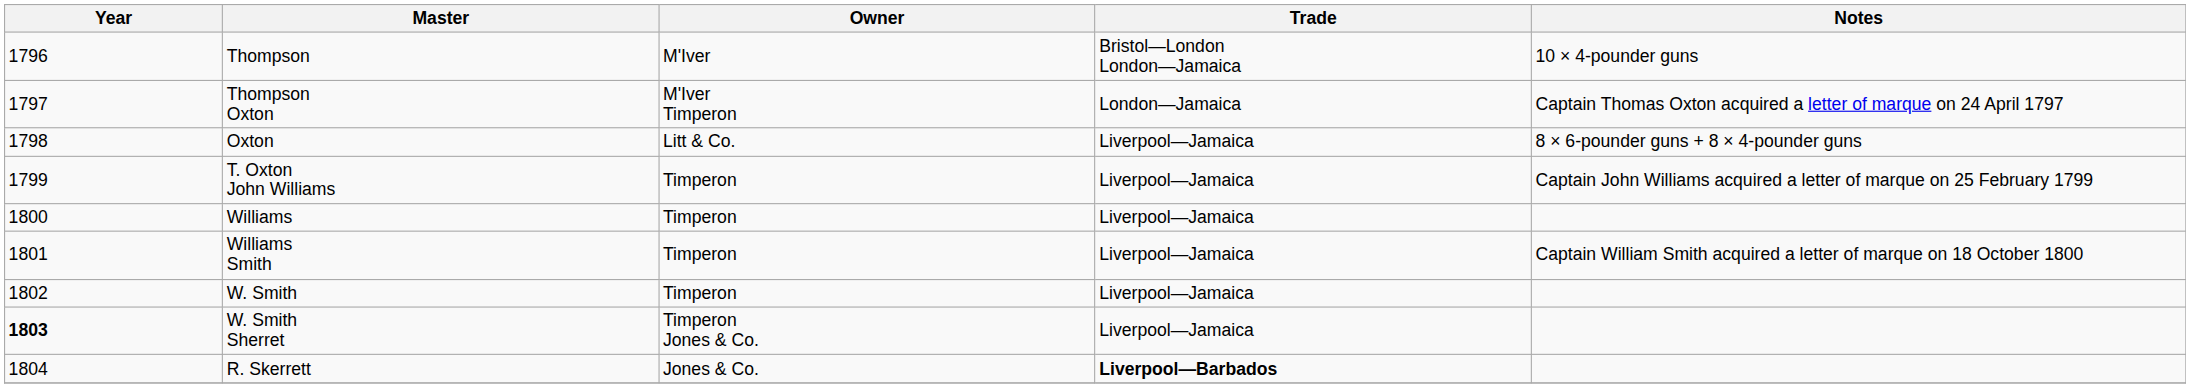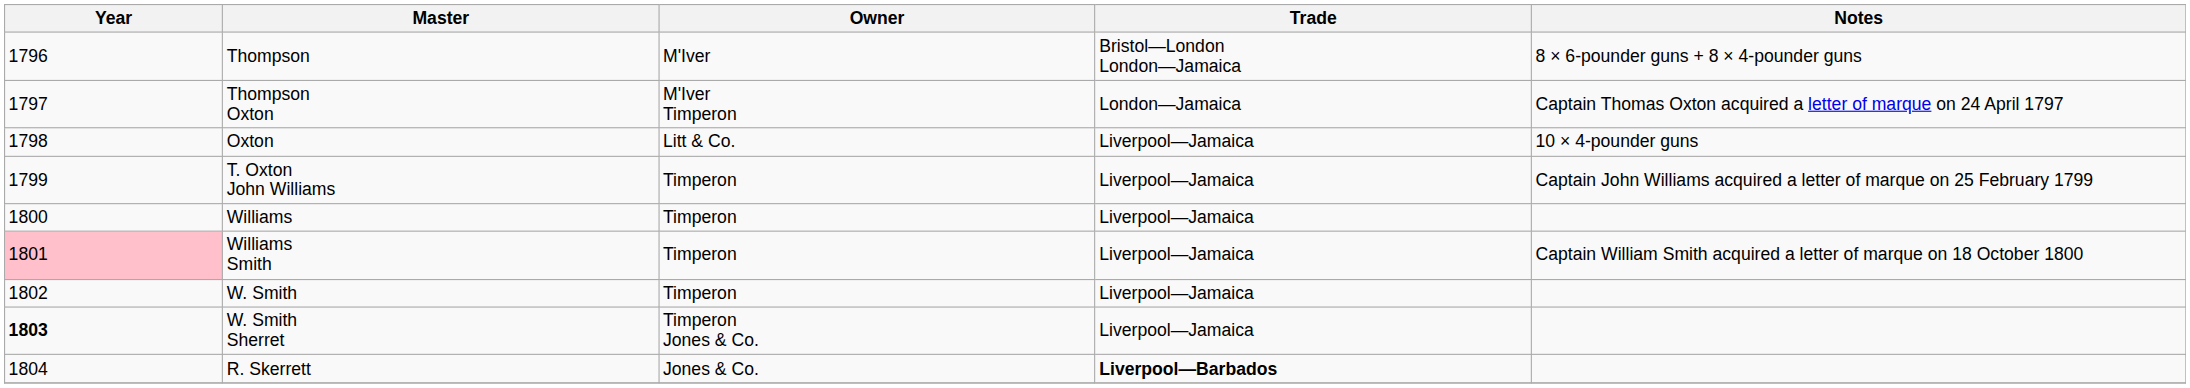(1617, 56) 10 × 4-pounder guns -> (1699, 56) 8 × 6-pounder guns + 8 × 4-pounder guns
(1699, 141) 8 × 6-pounder guns + 8 × 4-pounder guns -> (1617, 141) 10 × 4-pounder guns
(28, 255) no background -> (28, 255) pink background
